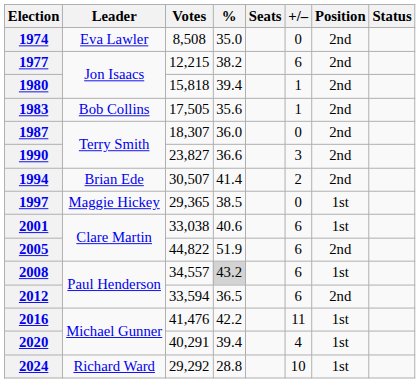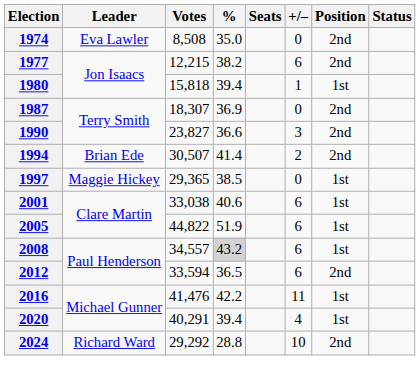(340, 86) 2nd -> (340, 86) 1st
- row: (34, 109)
(229, 132) 36.0 -> (229, 109) 36.9
(340, 249) 2nd -> (340, 226) 1st
(340, 366) 1st -> (340, 343) 2nd
